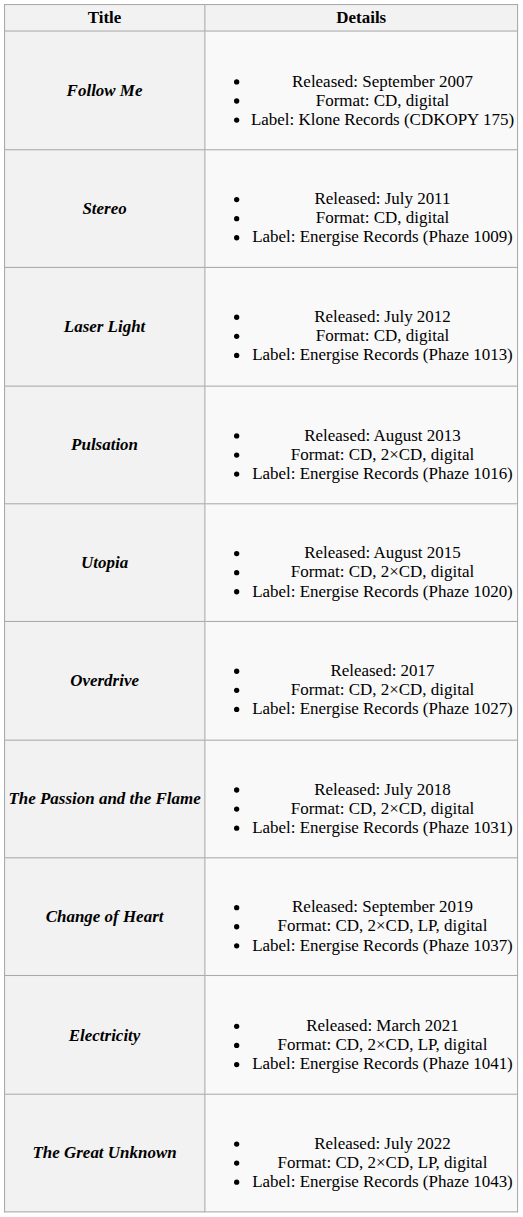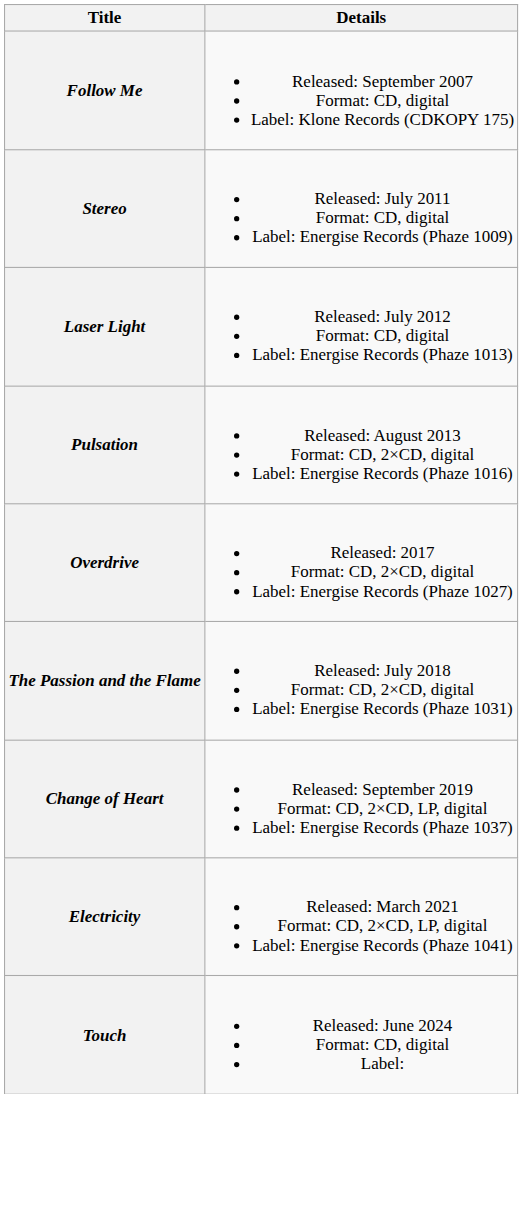- row: (105, 562)
- row: (105, 1152)
+ row: (105, 1034)
